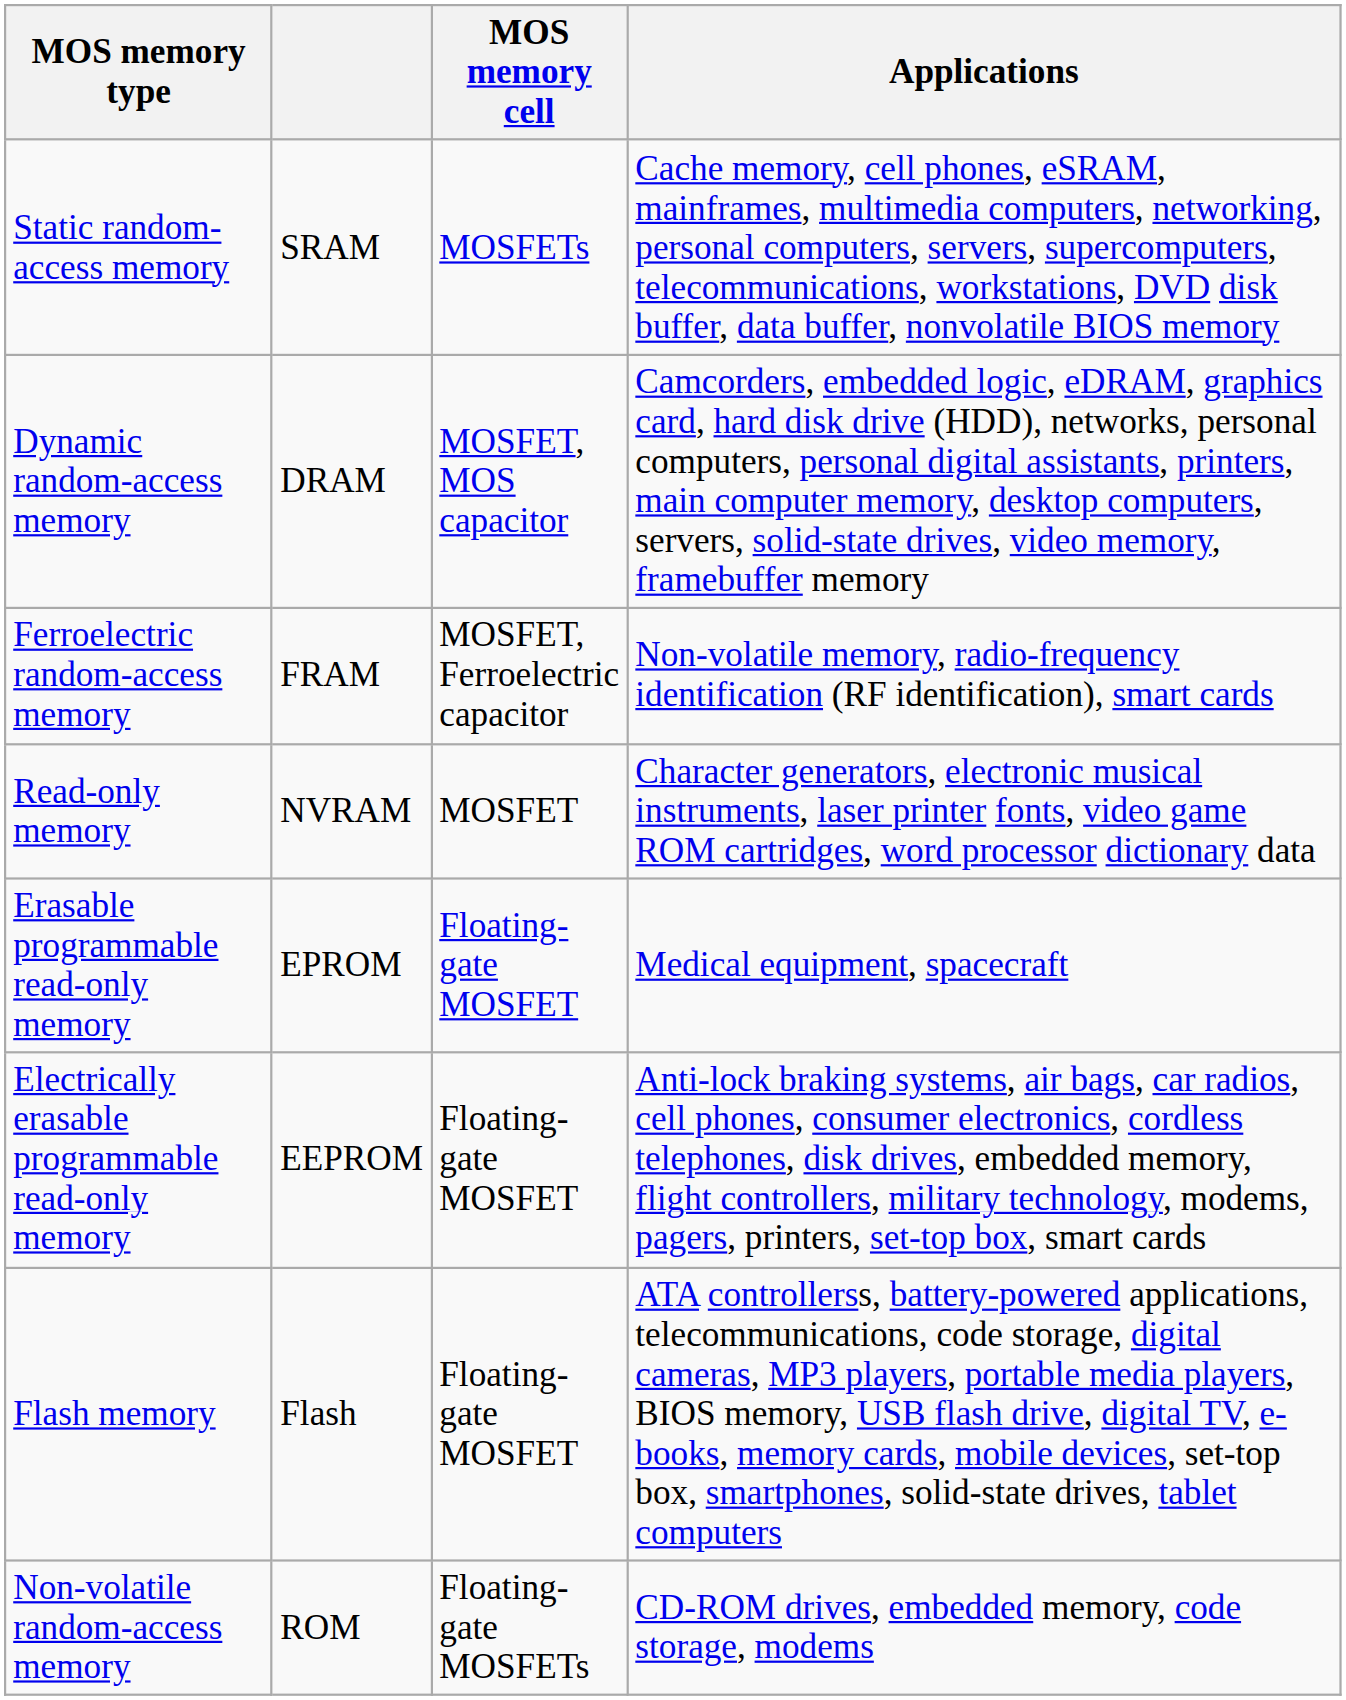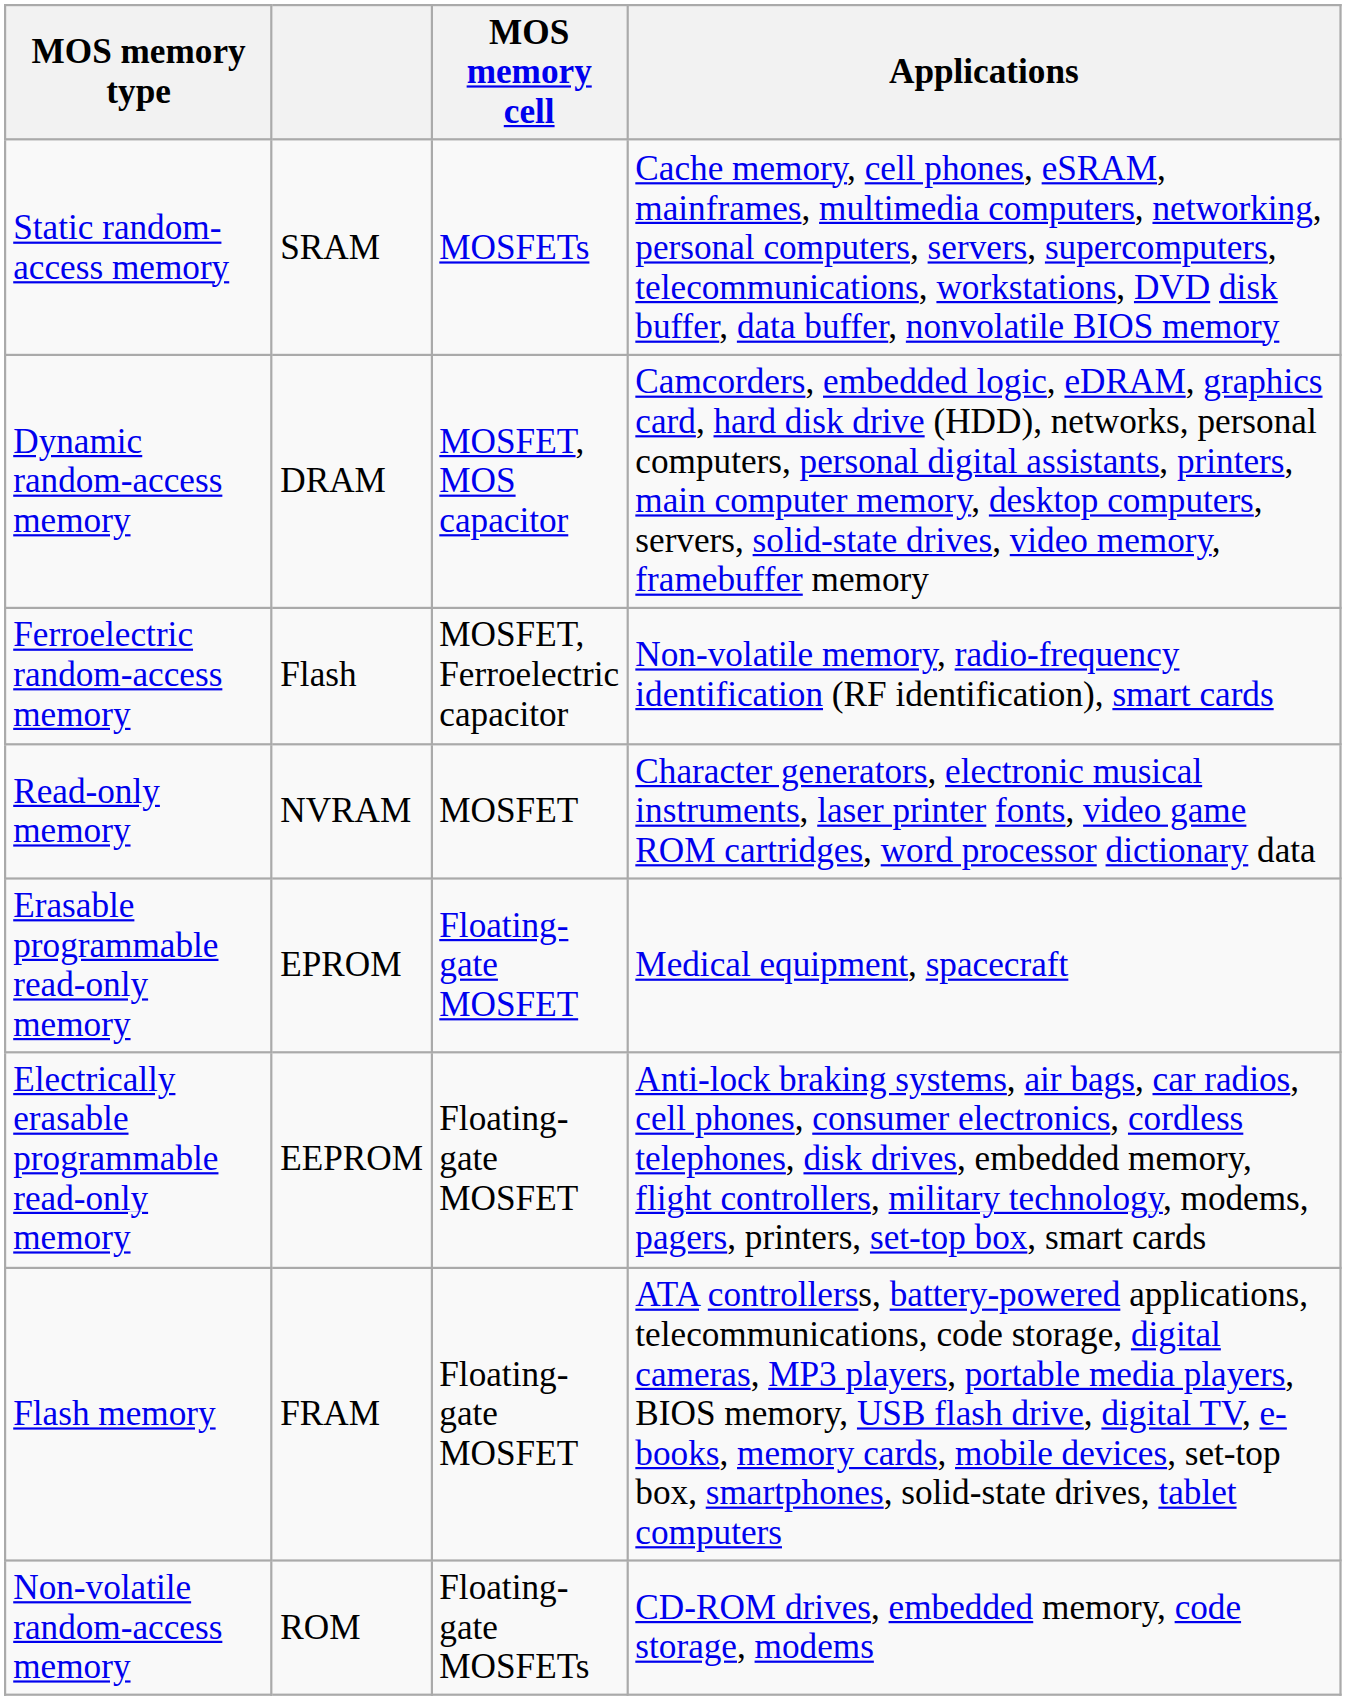(330, 675) FRAM -> (318, 675) Flash
(318, 1413) Flash -> (330, 1413) FRAM
